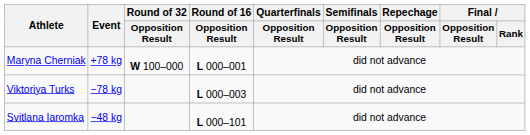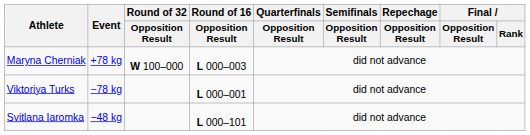(221, 67) L 000–001 -> (221, 67) L 000–003
(221, 95) L 000–003 -> (221, 95) L 000–001
